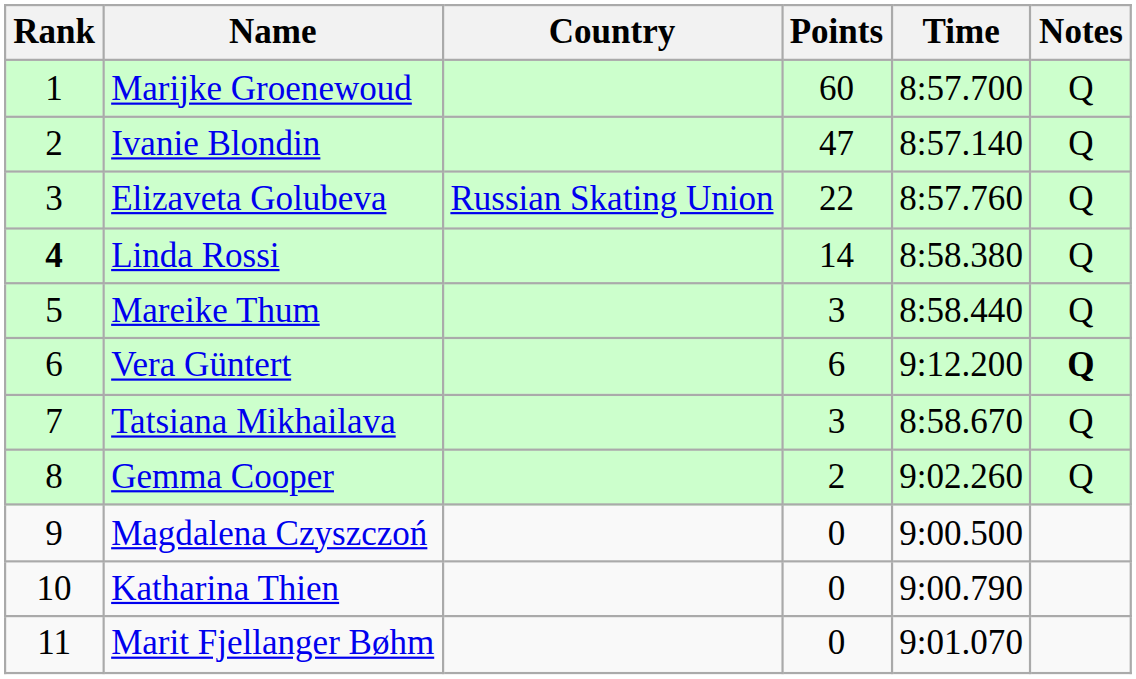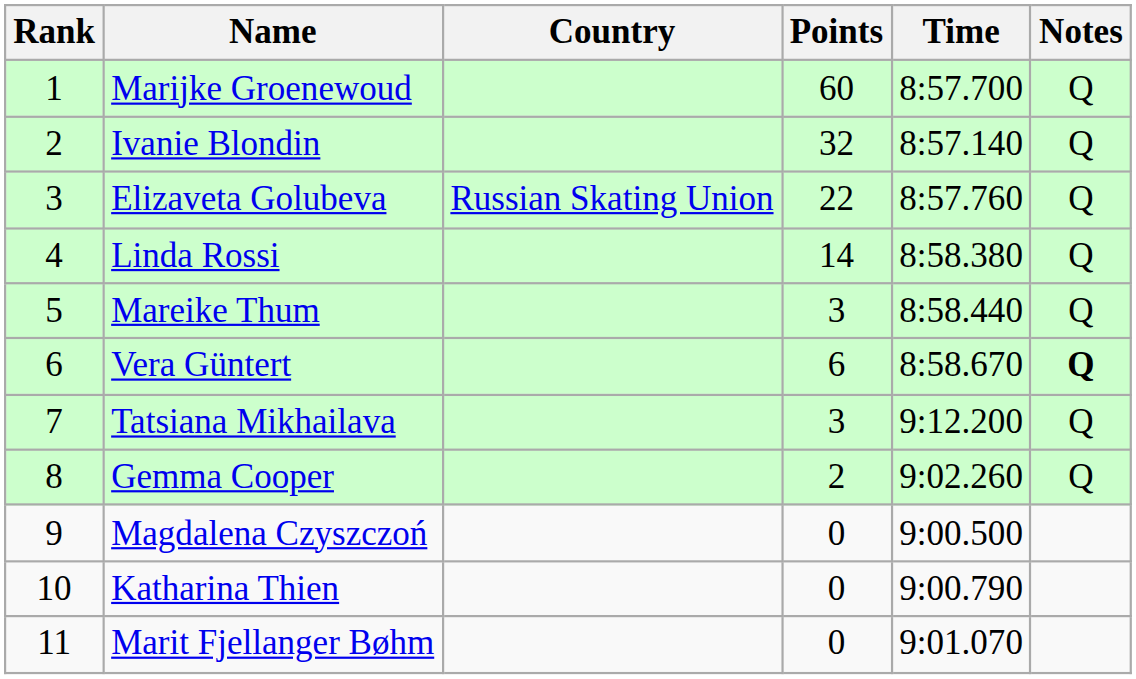(836, 143) 47 -> (836, 143) 32
(54, 254) bold -> (54, 254) normal
(961, 365) 9:12.200 -> (961, 365) 8:58.670
(961, 421) 8:58.670 -> (961, 421) 9:12.200
